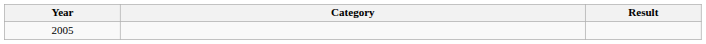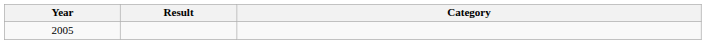columns swapped: (353, 13) <-> (643, 13)
